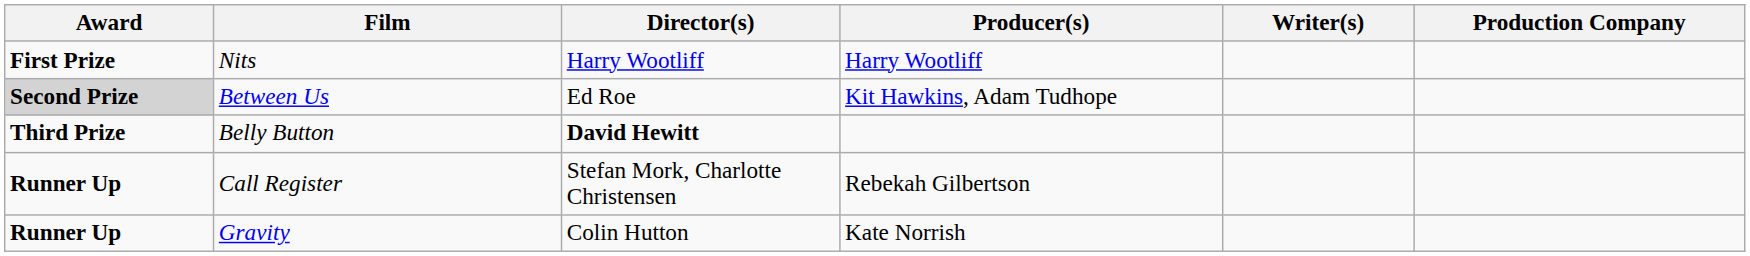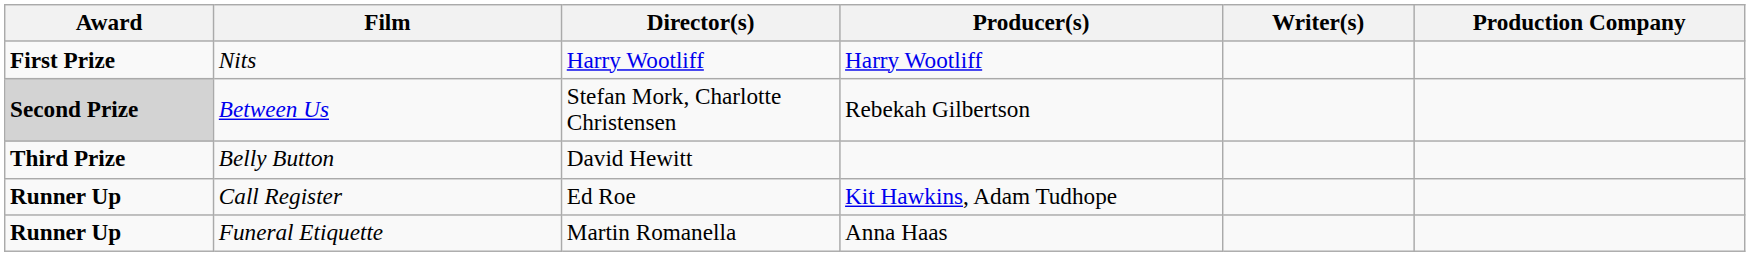(601, 96) Ed Roe -> (674, 109) Stefan Mork, Charlotte Christensen
(981, 96) Kit Hawkins, Adam Tudhope -> (938, 109) Rebekah Gilbertson
(633, 133) bold -> (630, 159) normal
(674, 183) Stefan Mork, Charlotte Christensen -> (601, 196) Ed Roe
(938, 183) Rebekah Gilbertson -> (981, 196) Kit Hawkins, Adam Tudhope
- row: (254, 232)
+ row: (301, 232)
